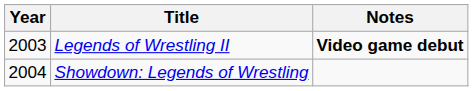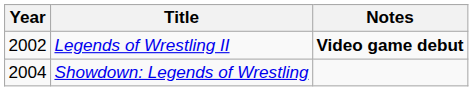(28, 45) 2003 -> (28, 45) 2002
